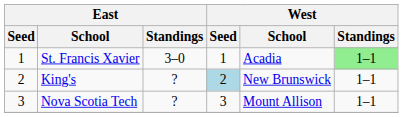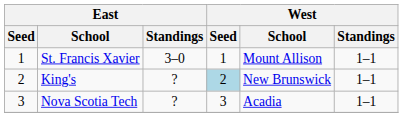(262, 58) Acadia -> (283, 58) Mount Allison
(366, 58) lightgreen background -> (366, 58) no background
(283, 101) Mount Allison -> (262, 101) Acadia
